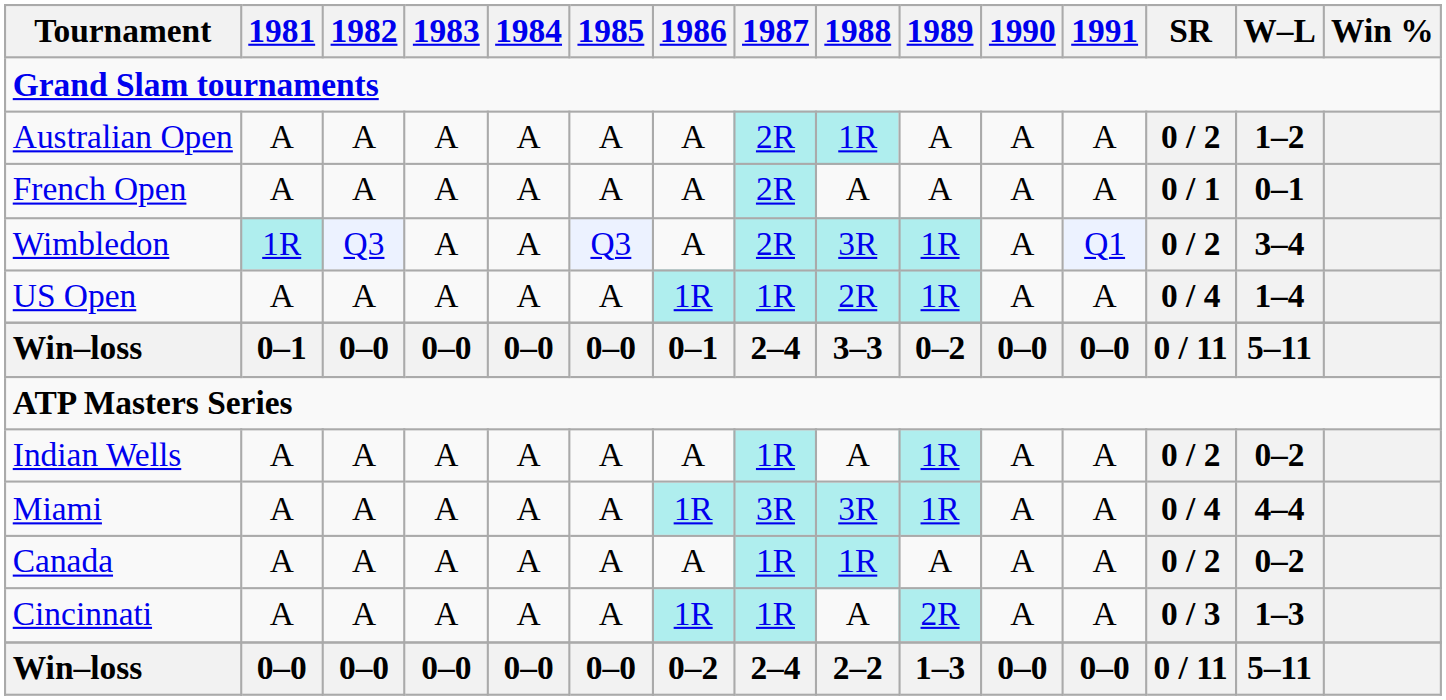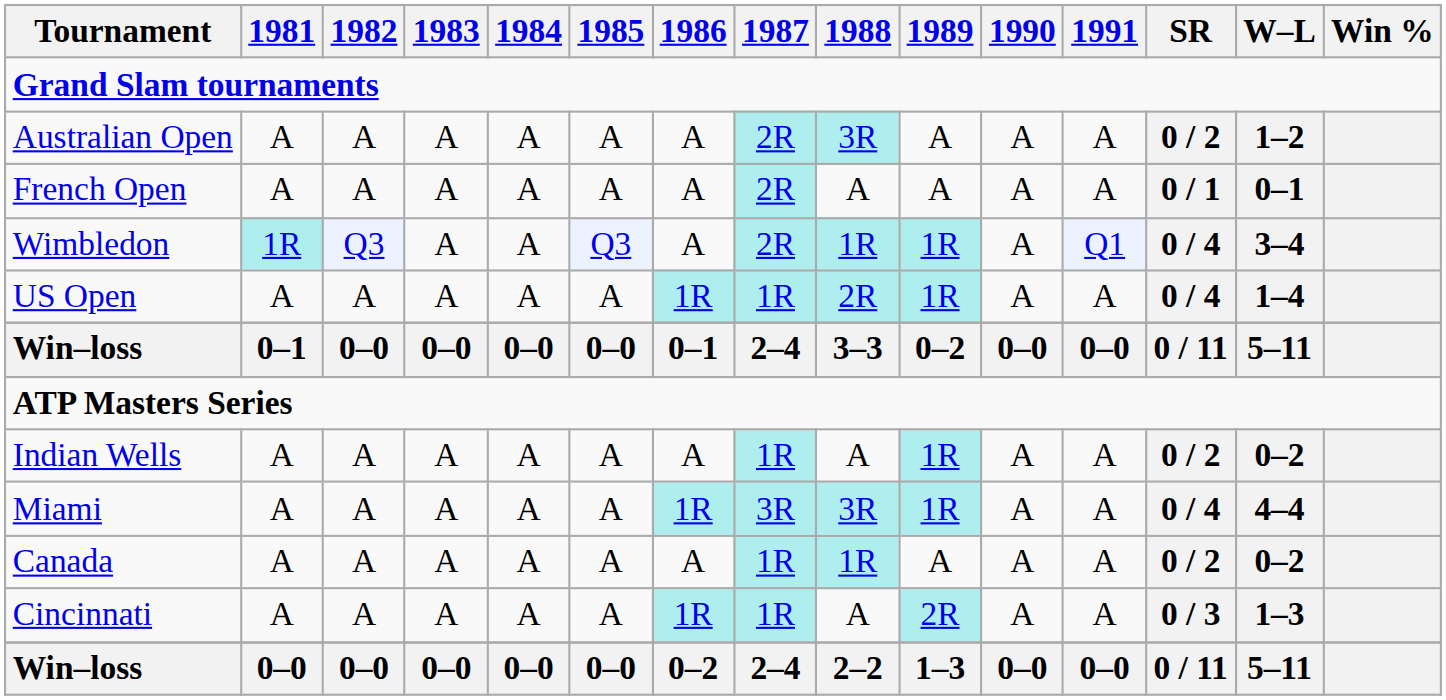(858, 137) 1R -> (858, 137) 3R
(858, 243) 3R -> (858, 243) 1R
(1191, 243) 0 / 2 -> (1191, 243) 0 / 4
